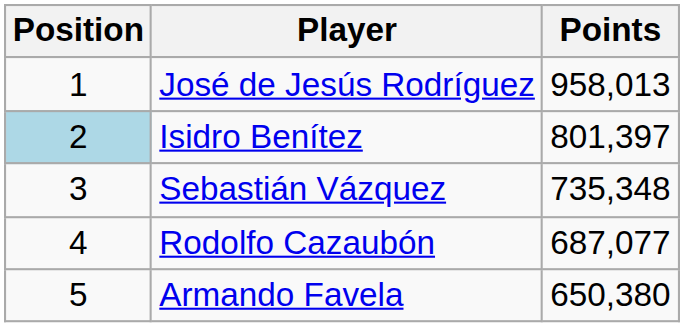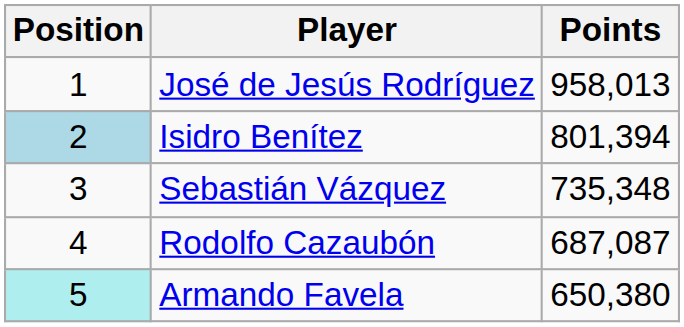(610, 136) 801,397 -> (610, 136) 801,394
(610, 242) 687,077 -> (610, 242) 687,087
(78, 294) no background -> (78, 294) paleturquoise background
